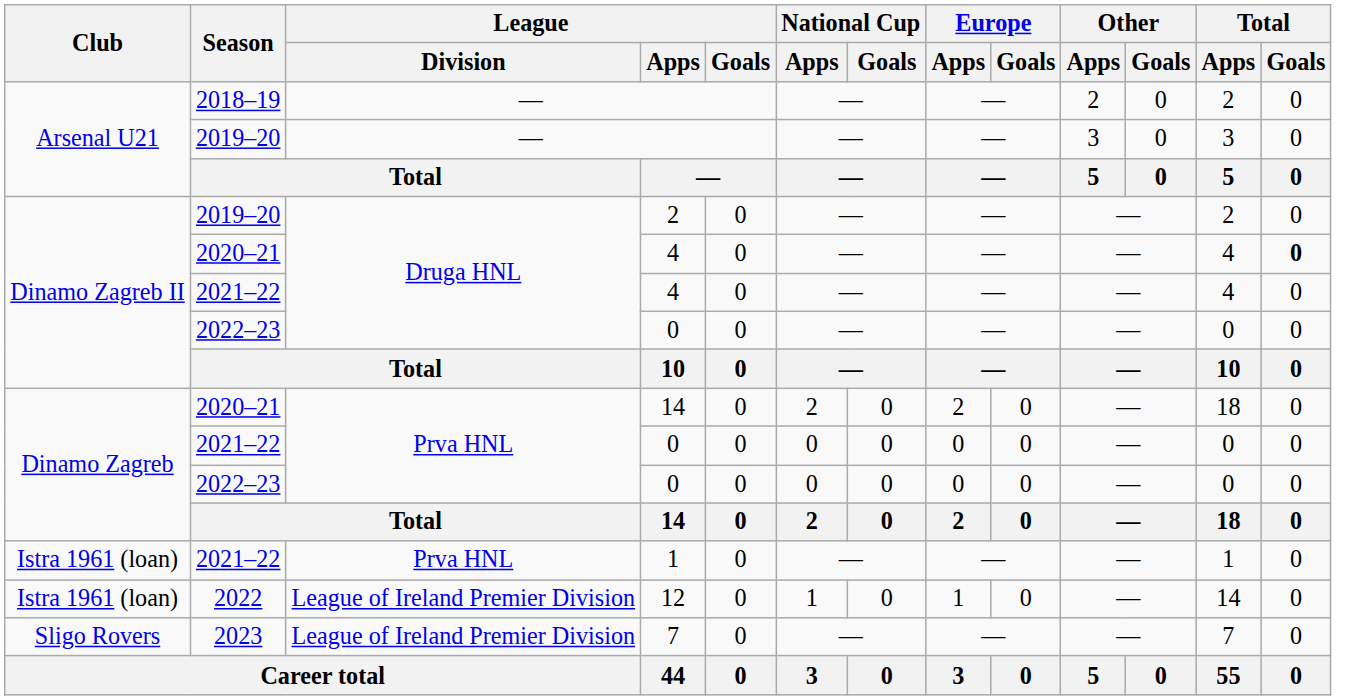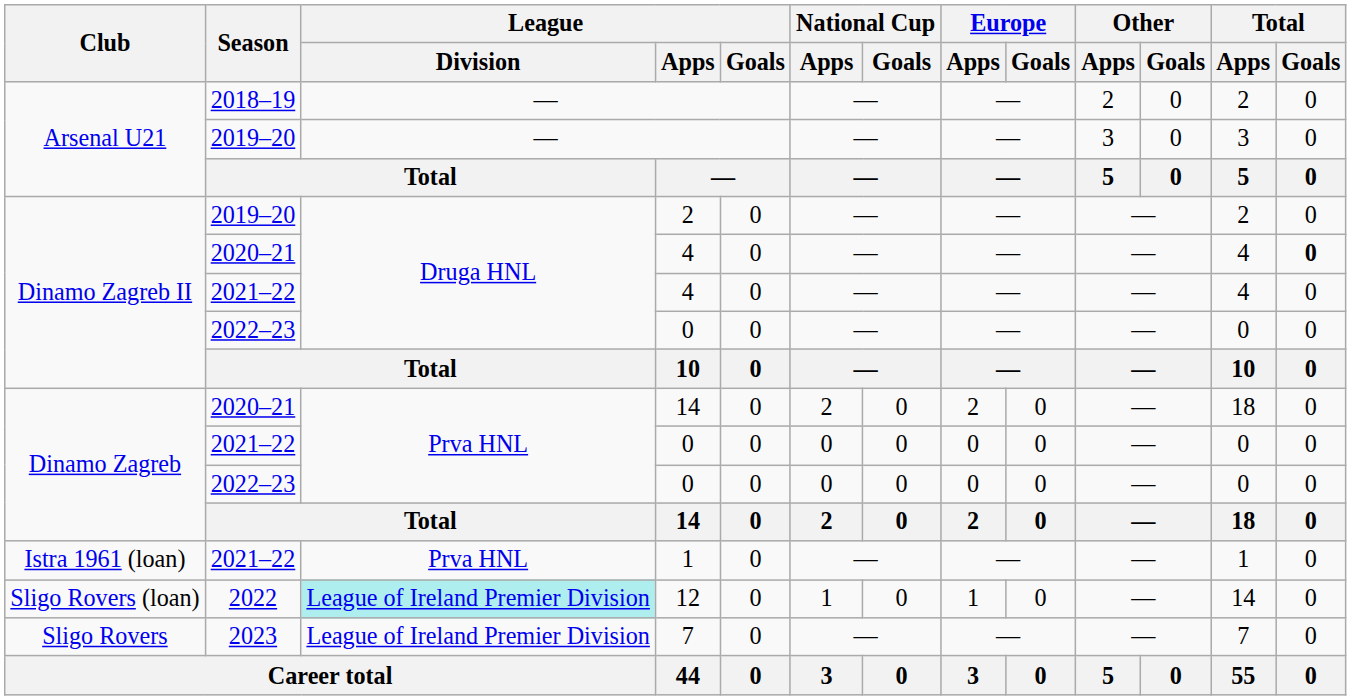(98, 598) Istra 1961 (loan) -> (105, 598) Sligo Rovers (loan)
(463, 598) no background -> (478, 598) paleturquoise background
